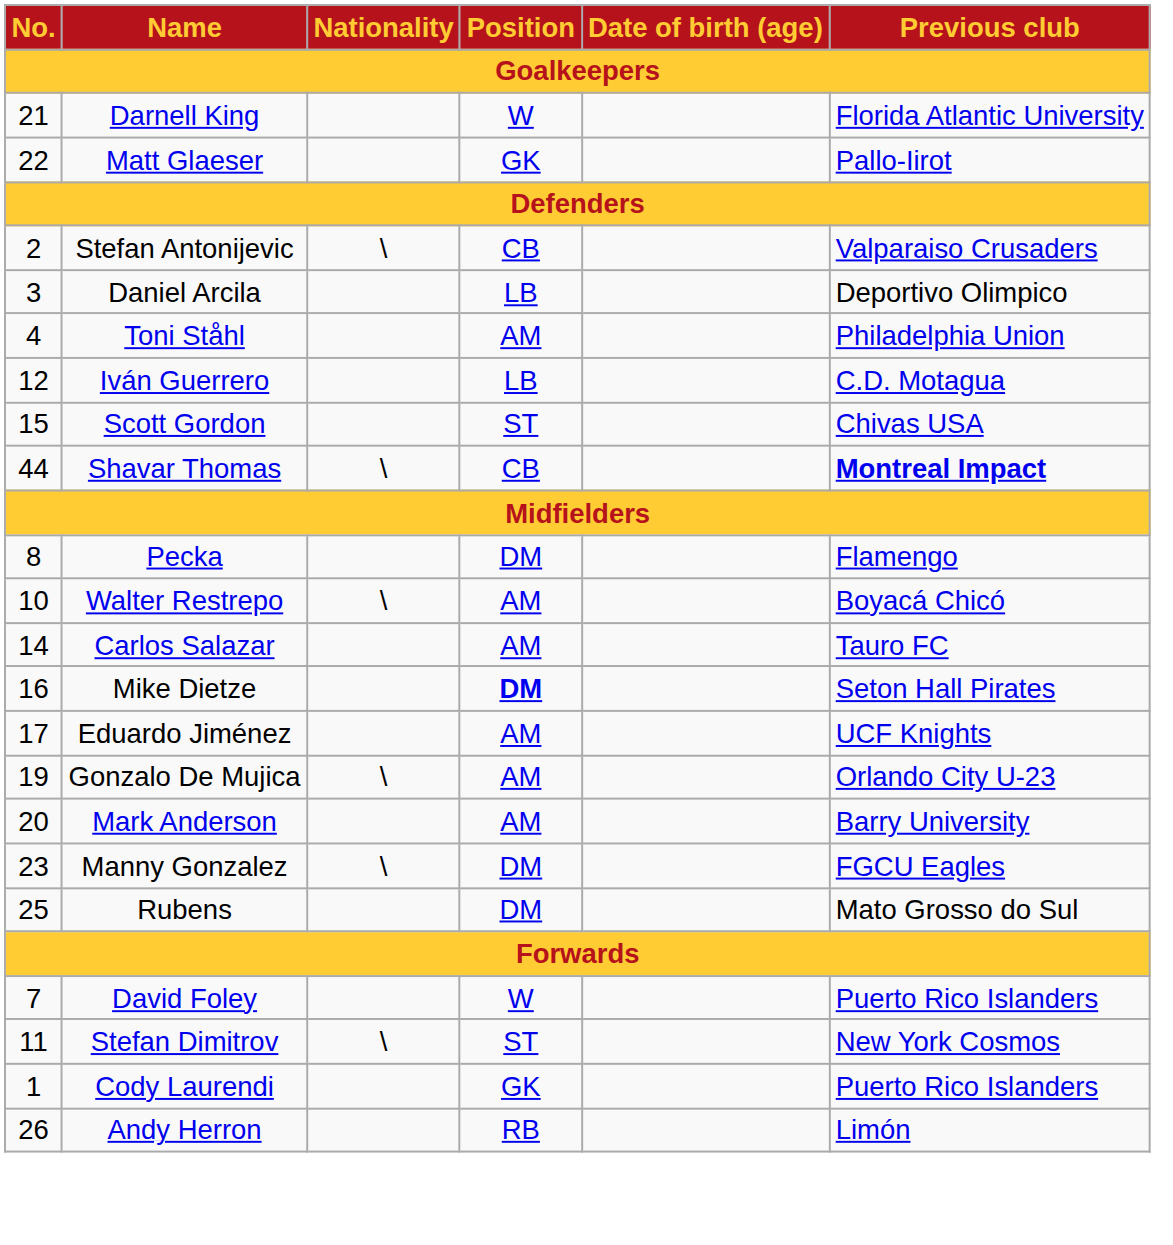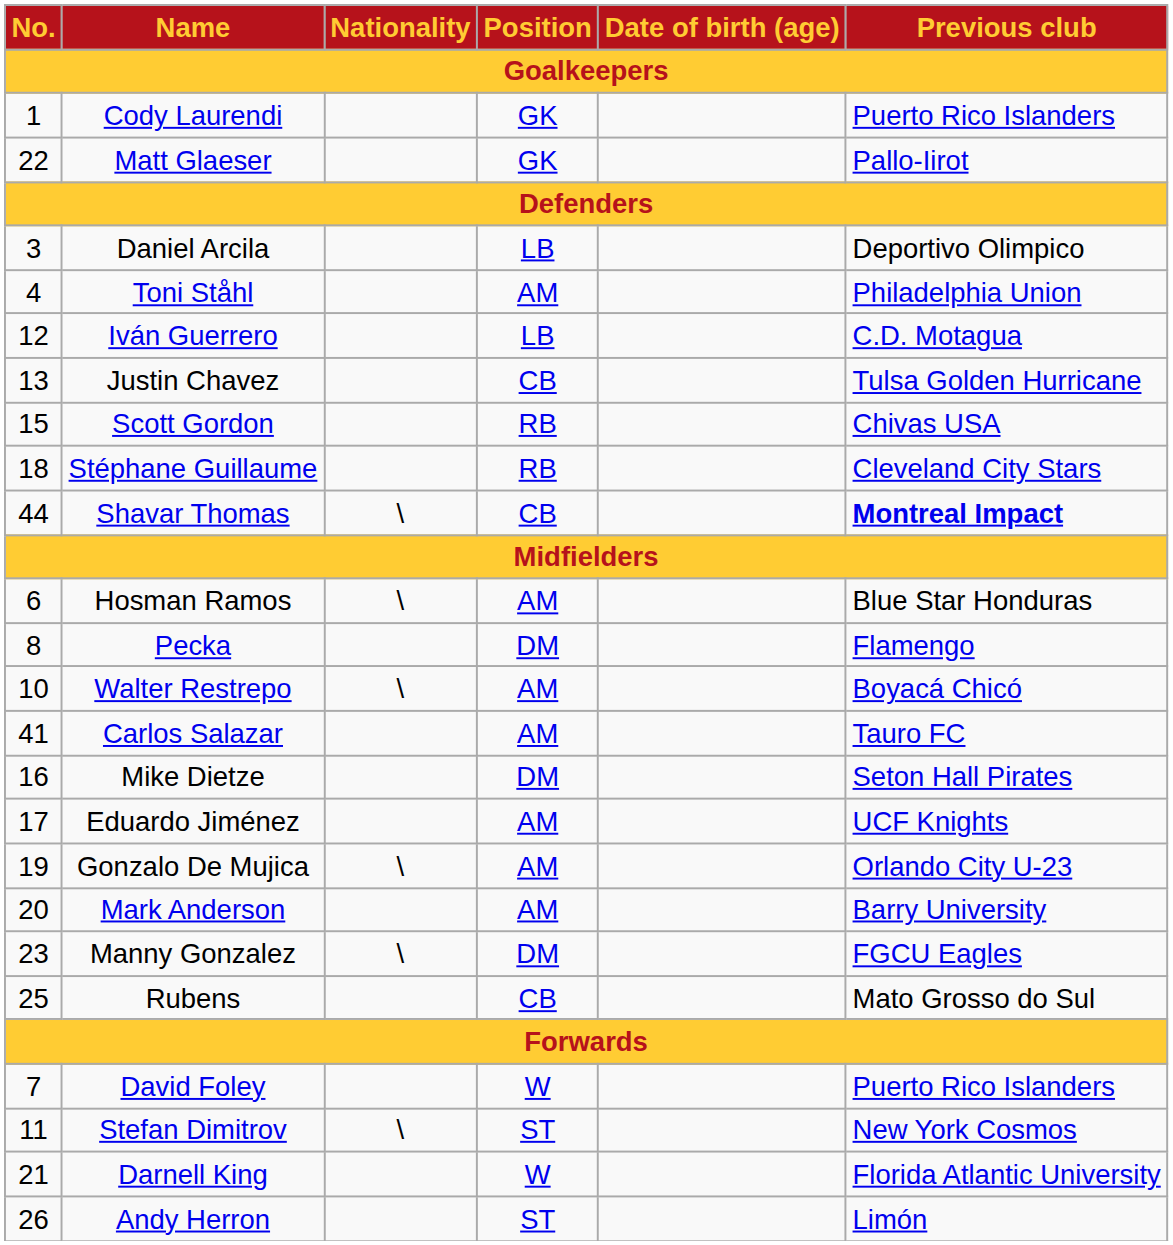rows swapped: (185, 1086) <-> (185, 115)
- row: (185, 248)
+ row: (193, 380)
(521, 424) ST -> (538, 424) RB
+ row: (193, 468)
+ row: (193, 601)
(34, 645) 14 -> (34, 733) 41
(521, 689) bold -> (538, 777) normal
(521, 909) DM -> (538, 998) CB
(521, 1130) RB -> (538, 1218) ST
